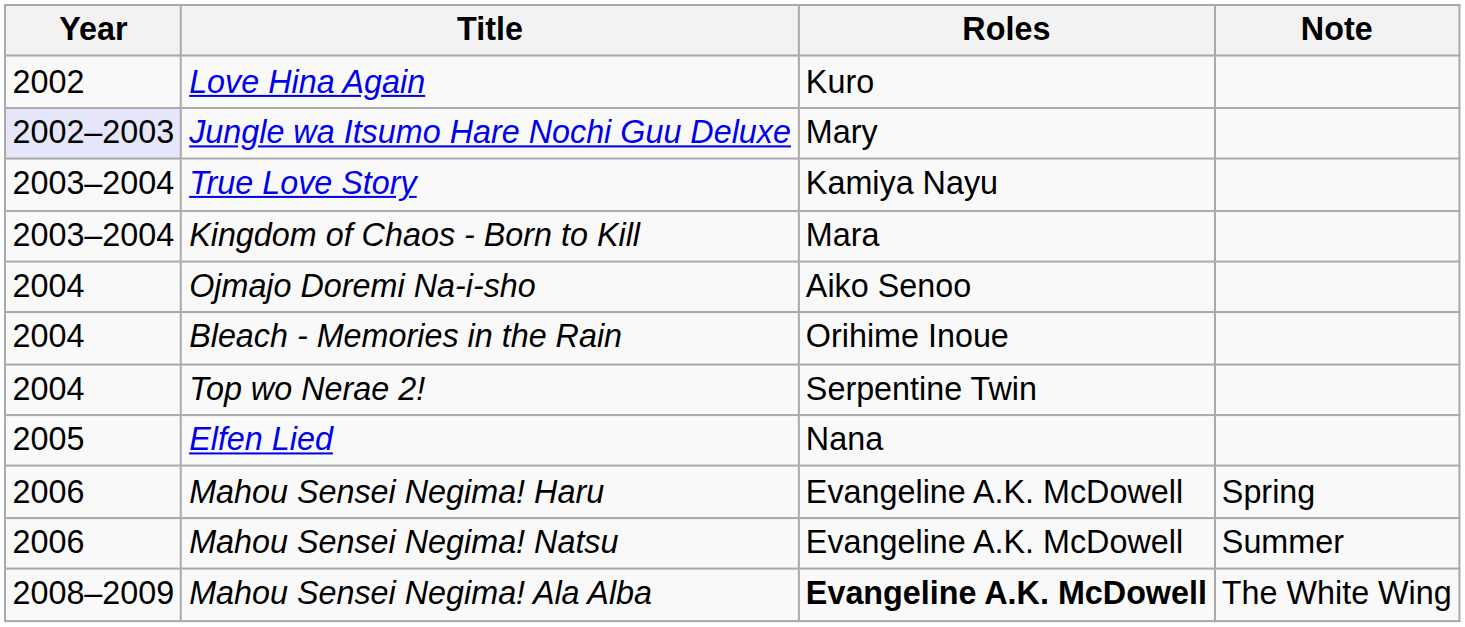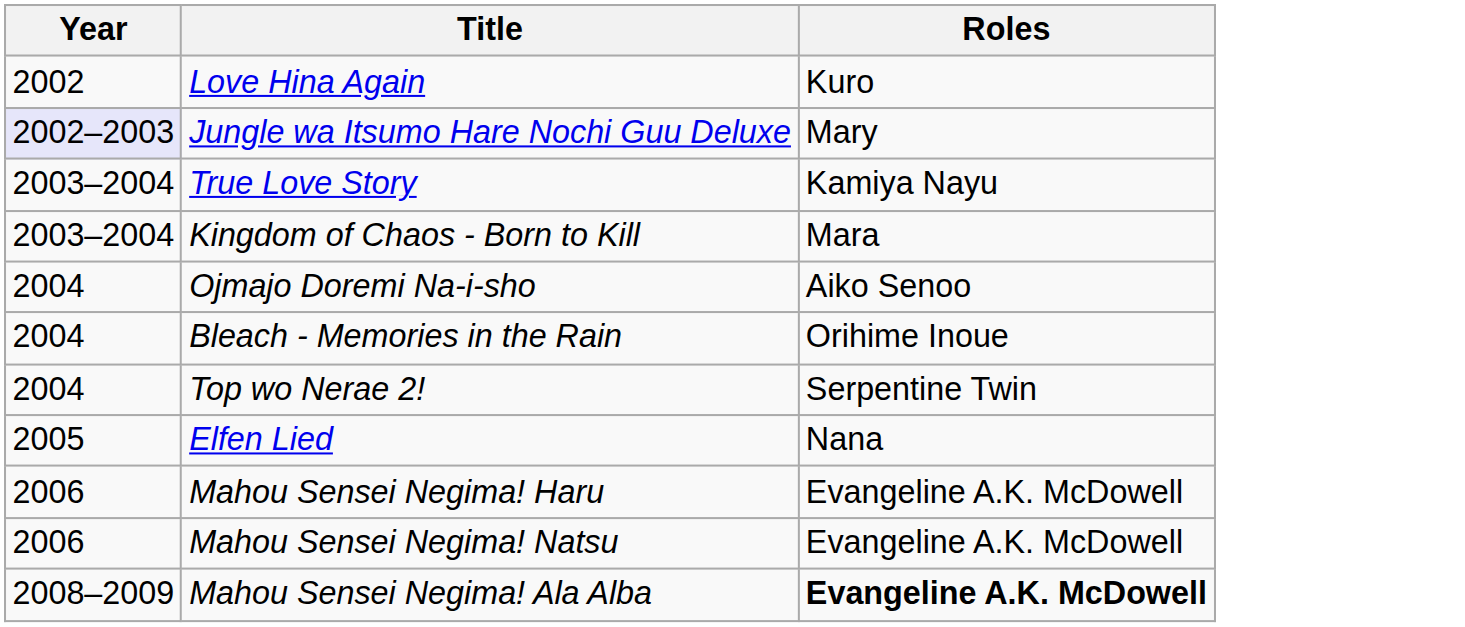- column: (1337, 30)
